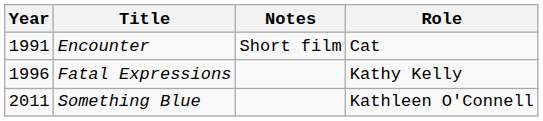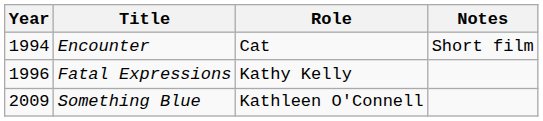columns swapped: (442, 19) <-> (291, 19)
(29, 46) 1991 -> (29, 46) 1994
(29, 102) 2011 -> (29, 102) 2009
